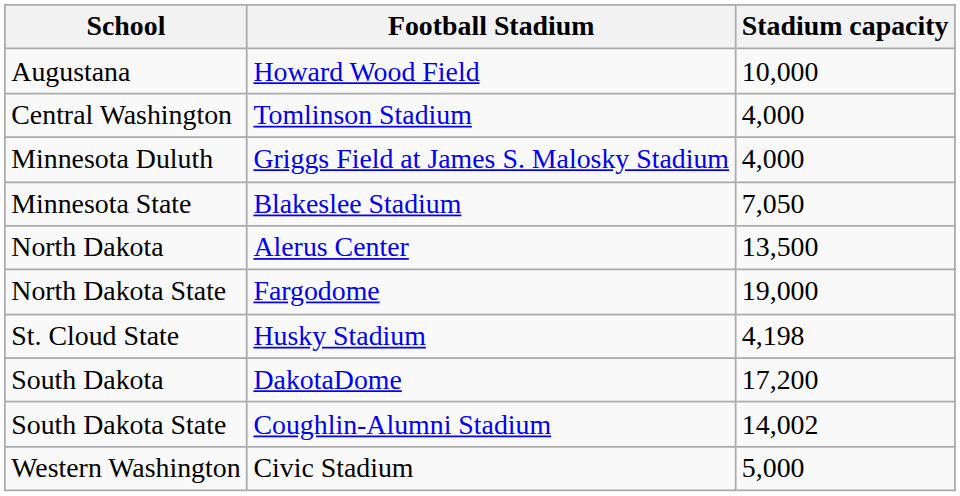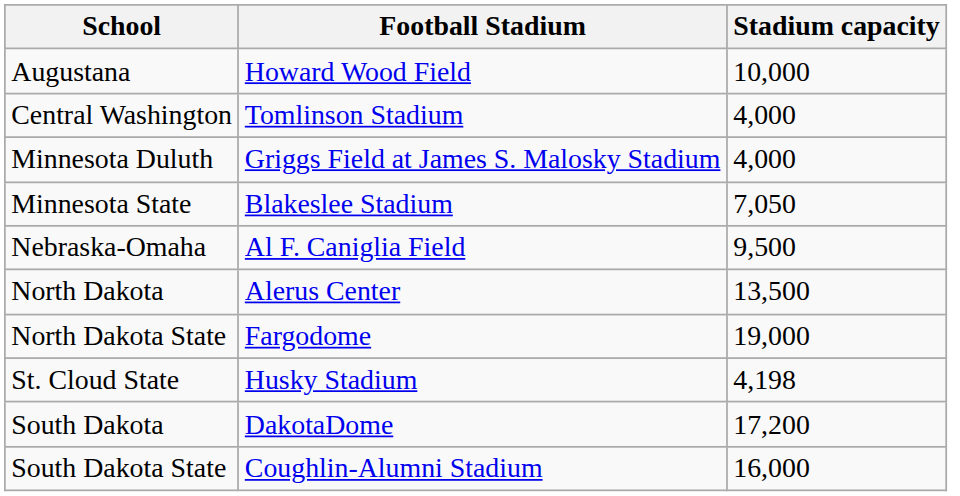+ row: (109, 247)
(780, 423) 14,002 -> (772, 468) 16,000
- row: (126, 468)
